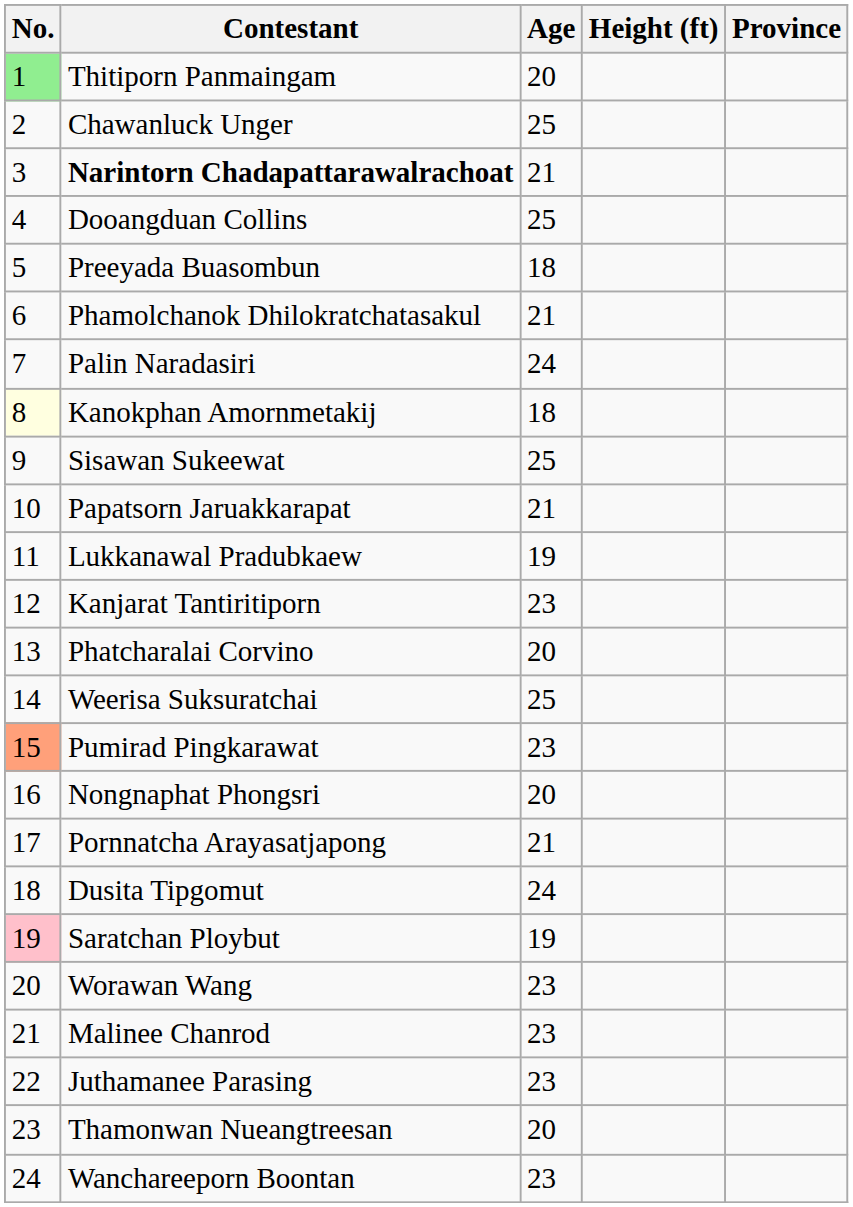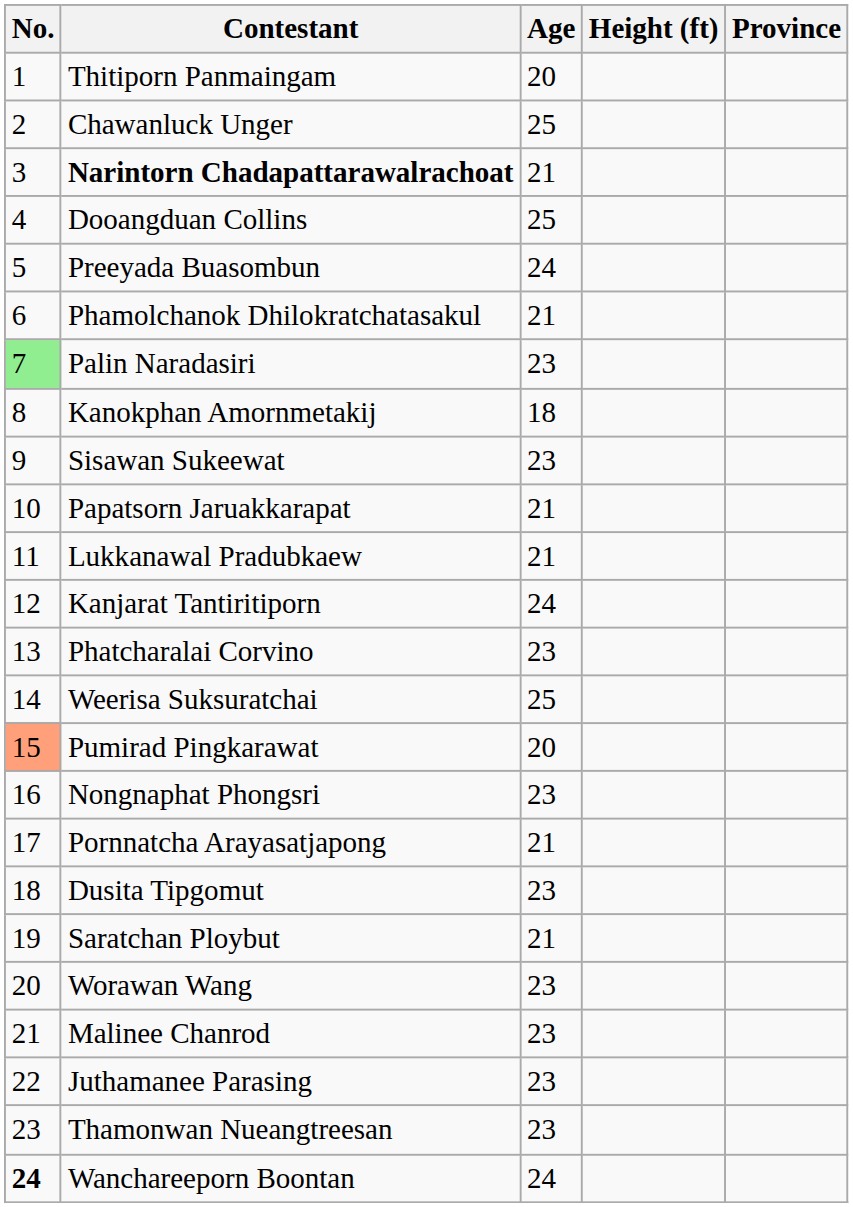(19, 76) lightgreen background -> (19, 76) no background
(541, 267) 18 -> (541, 267) 24
(19, 363) no background -> (19, 363) lightgreen background
(541, 363) 24 -> (541, 363) 23
(19, 411) lightyellow background -> (19, 411) no background
(541, 459) 25 -> (541, 459) 23
(541, 555) 19 -> (541, 555) 21
(541, 603) 23 -> (541, 603) 24
(541, 650) 20 -> (541, 650) 23
(541, 746) 23 -> (541, 746) 20
(541, 794) 20 -> (541, 794) 23
(541, 890) 24 -> (541, 890) 23
(26, 938) pink background -> (26, 938) no background
(541, 938) 19 -> (541, 938) 21
(541, 1129) 20 -> (541, 1129) 23
(26, 1177) normal -> (26, 1177) bold
(541, 1177) 23 -> (541, 1177) 24
